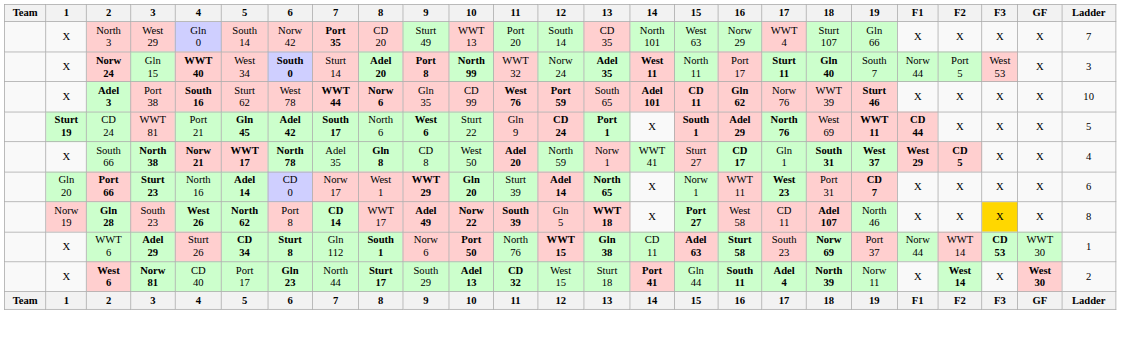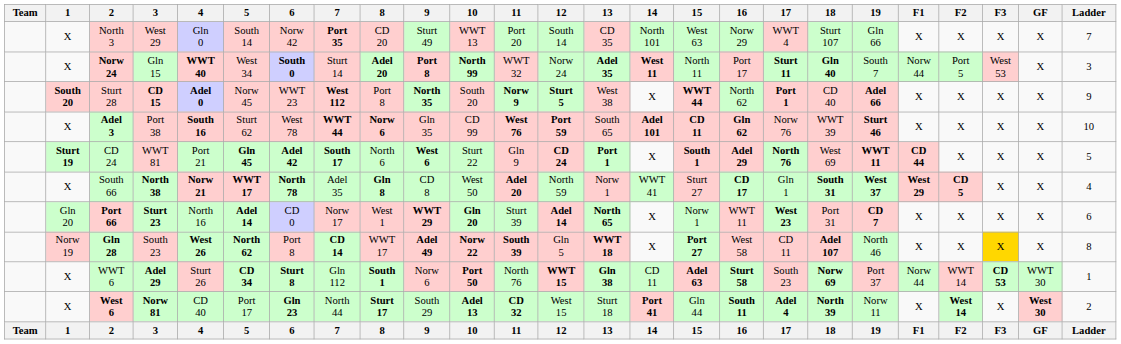+ row: (111, 96)
